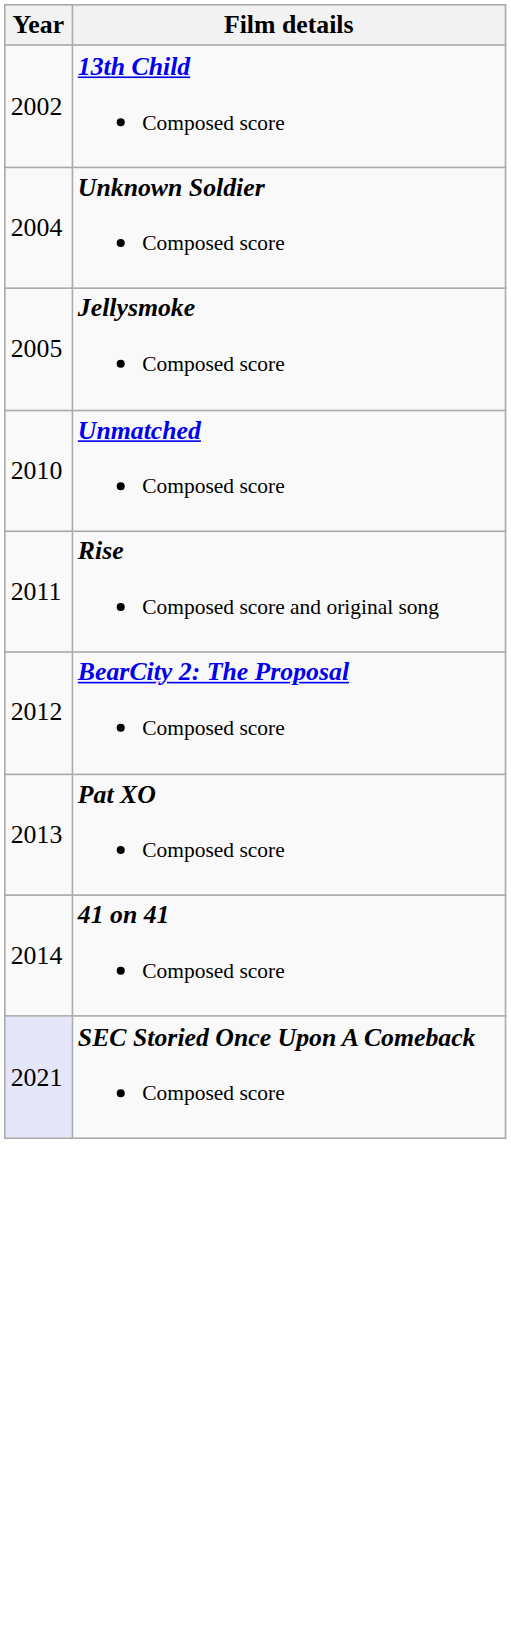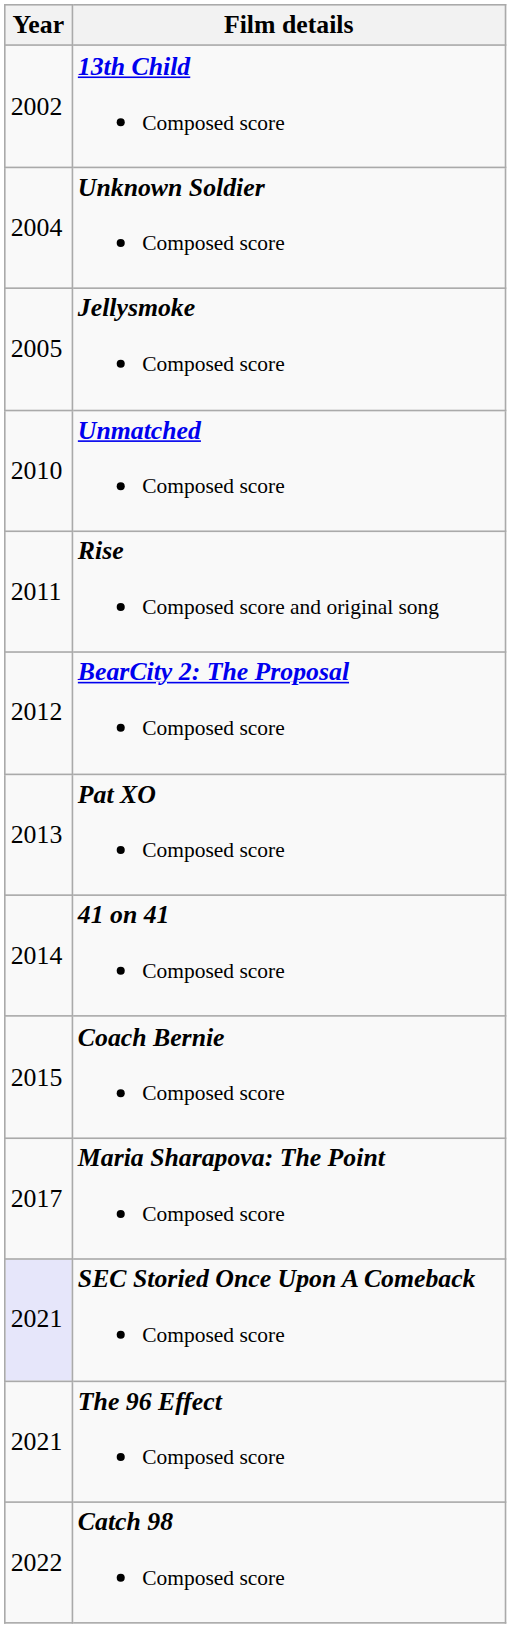+ row: (289, 1064)
+ row: (289, 1186)
+ row: (289, 1428)
+ row: (289, 1550)
